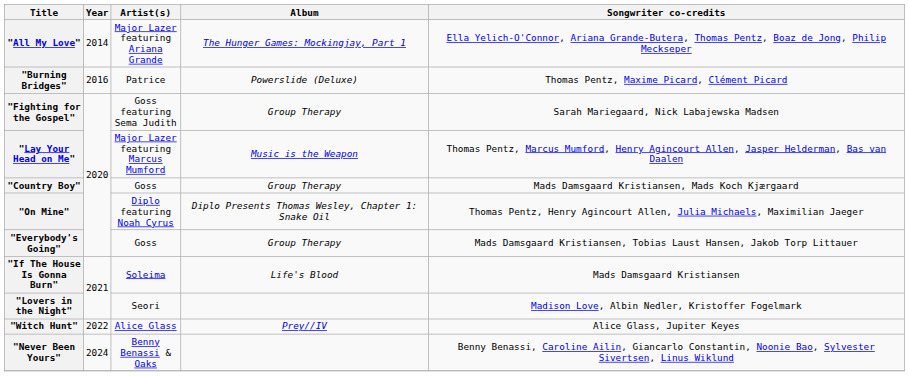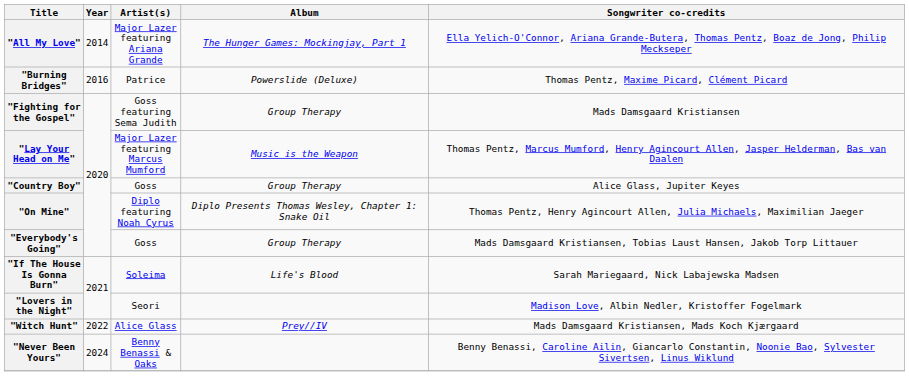(666, 112) Sarah Mariegaard, Nick Labajewska Madsen -> (666, 112) Mads Damsgaard Kristiansen
(666, 185) Mads Damsgaard Kristiansen, Mads Koch Kjærgaard -> (666, 185) Alice Glass, Jupiter Keyes
(666, 274) Mads Damsgaard Kristiansen -> (666, 274) Sarah Mariegaard, Nick Labajewska Madsen
(666, 327) Alice Glass, Jupiter Keyes -> (666, 327) Mads Damsgaard Kristiansen, Mads Koch Kjærgaard
